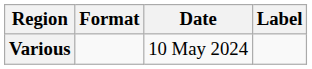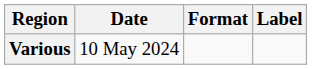columns swapped: (198, 19) <-> (109, 19)
